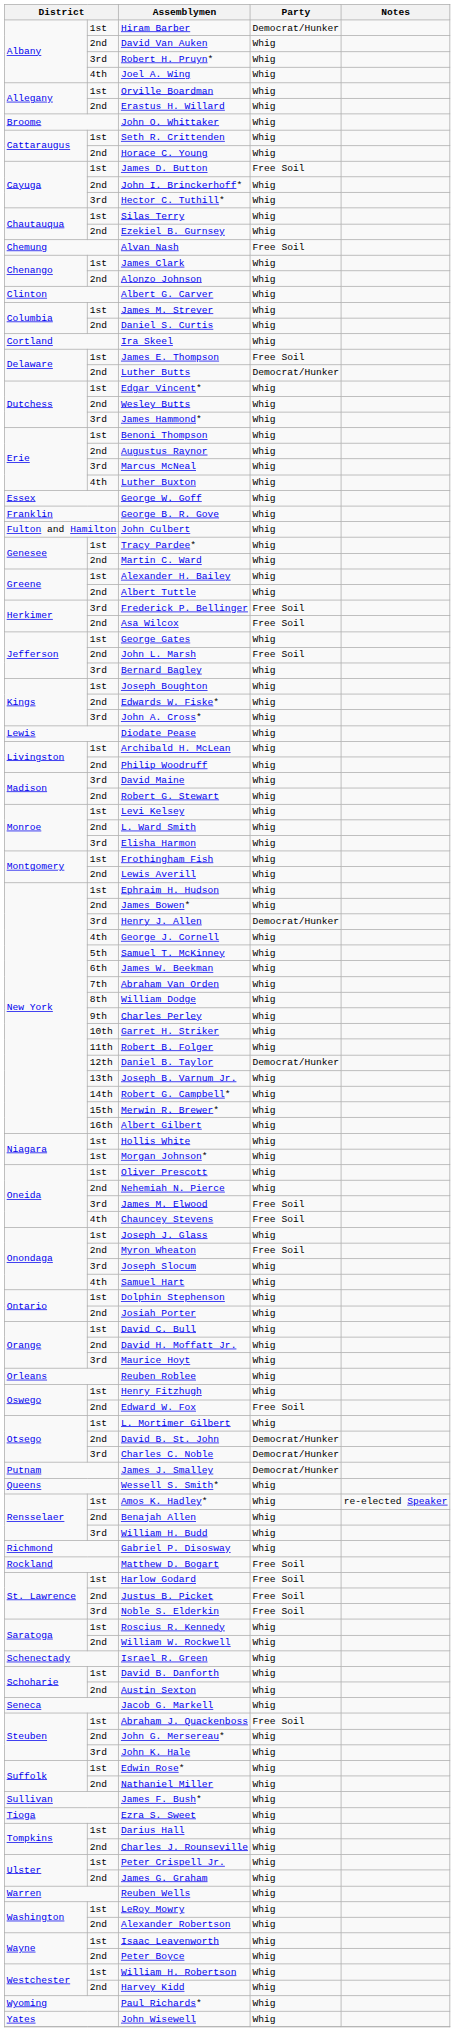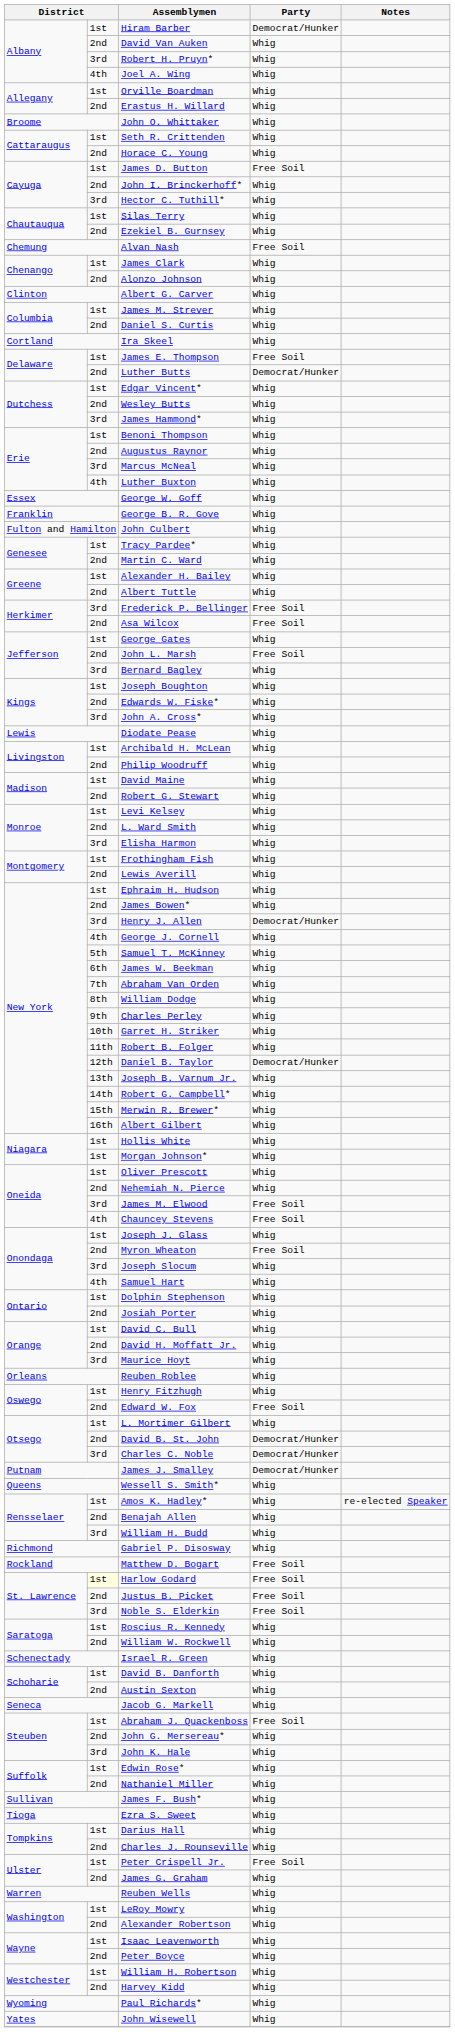(98, 780) 3rd -> (98, 780) 1st
(98, 1580) no background -> (98, 1580) lightyellow background
(264, 1862) Whig -> (279, 1862) Free Soil
